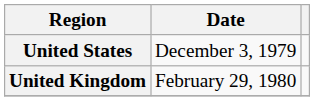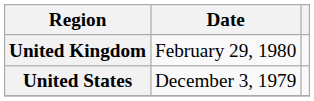rows swapped: (78, 50) <-> (78, 80)
